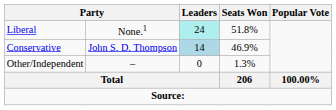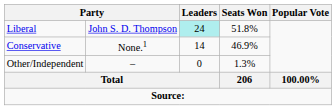(133, 30) None.1 -> (133, 28) John S. D. Thompson
(133, 47) John S. D. Thompson -> (133, 46) None.1
(199, 47) lightblue background -> (199, 46) no background
